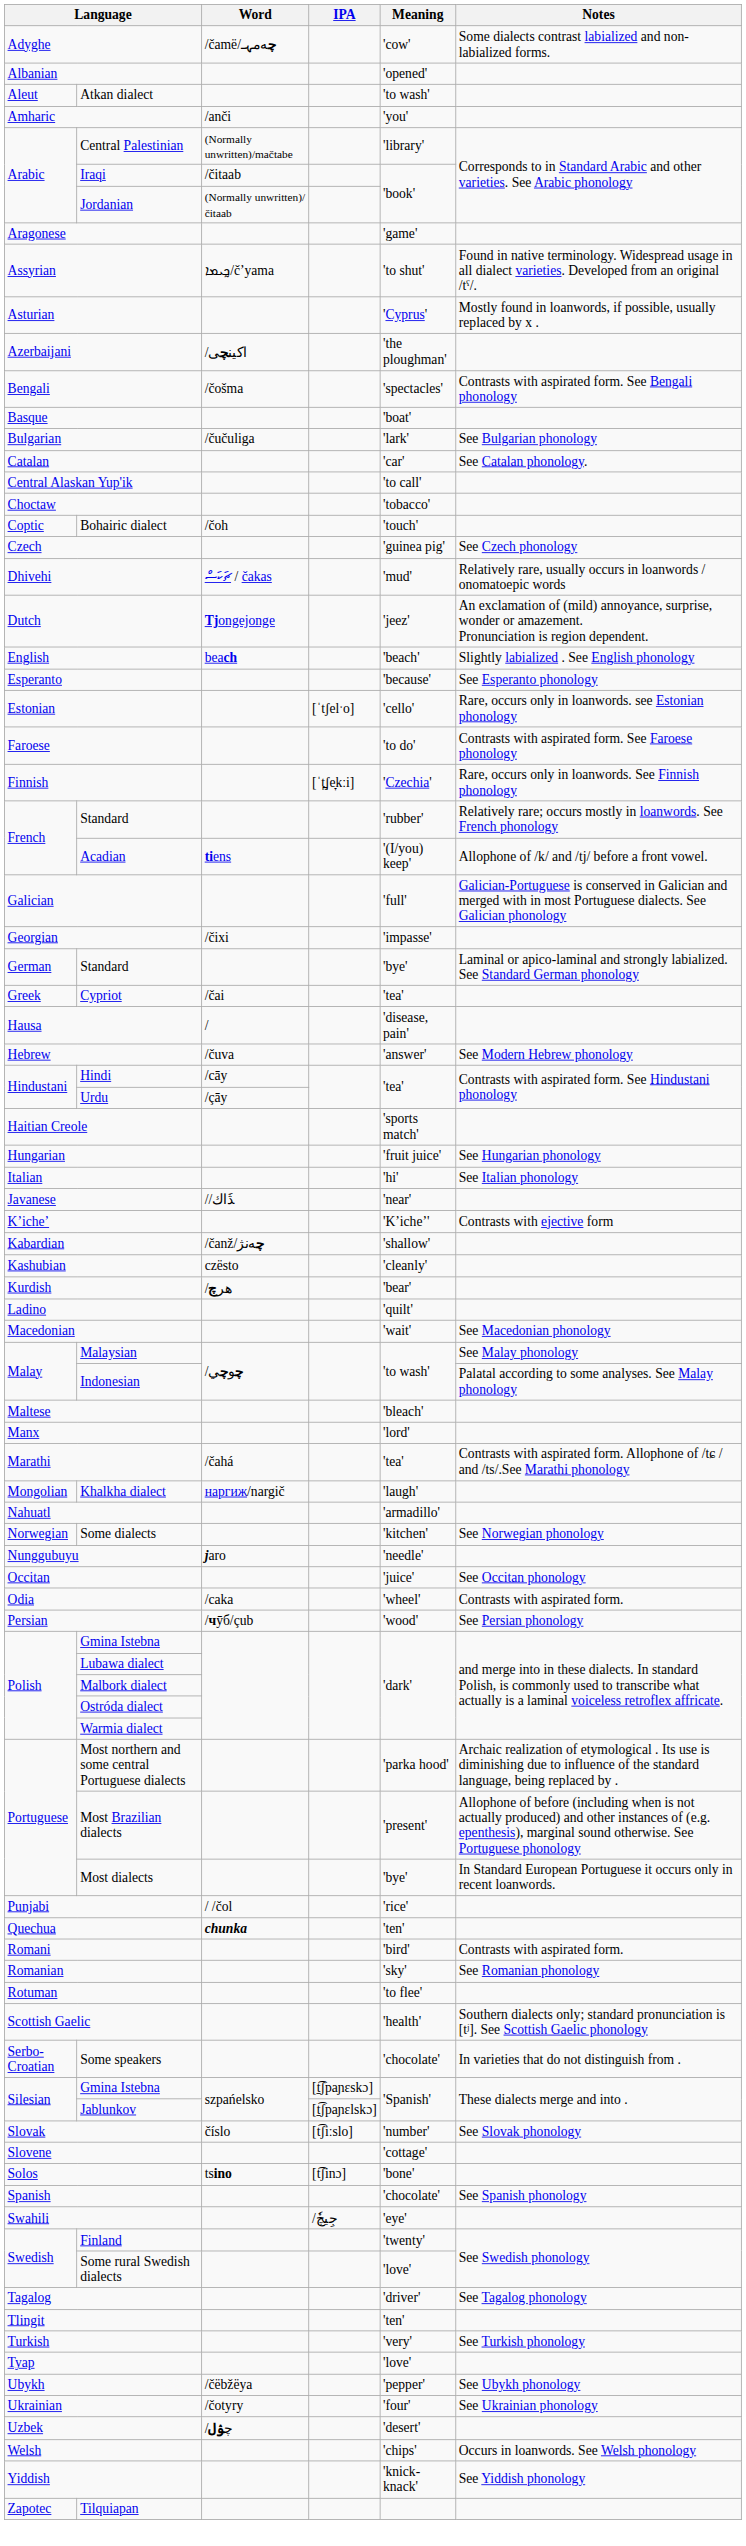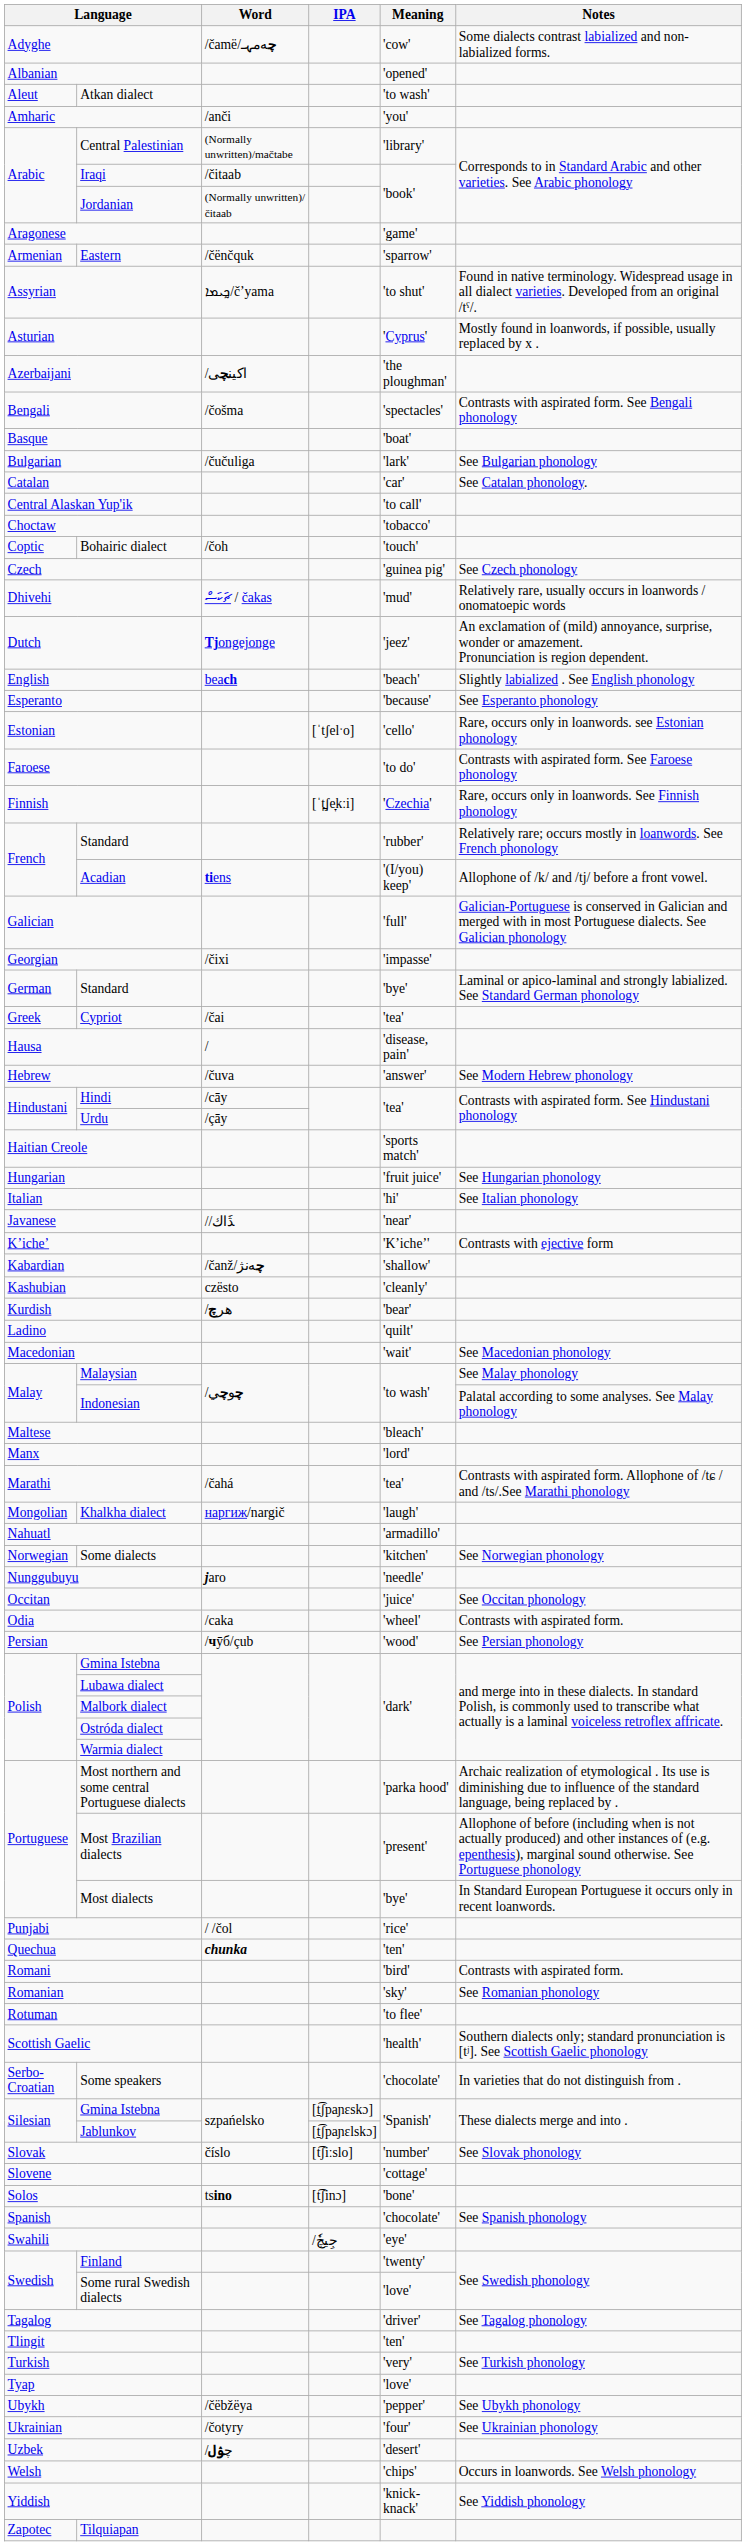+ row: (35, 255)
